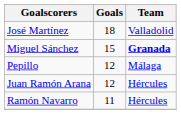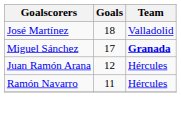(109, 48) 15 -> (109, 48) 17
- row: (23, 65)
